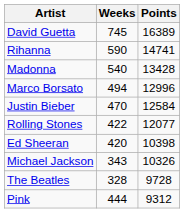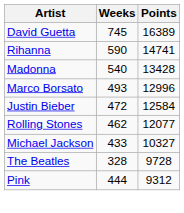(117, 87) 494 -> (117, 87) 493
(117, 106) 470 -> (117, 106) 472
(117, 124) 422 -> (117, 124) 462
- row: (38, 143)
(117, 161) 343 -> (117, 143) 433
(159, 161) 10326 -> (159, 143) 10327
